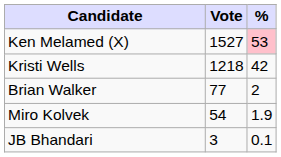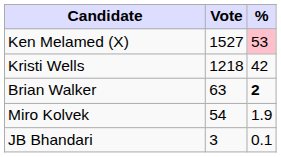(218, 90) 77 -> (218, 90) 63
(255, 90) normal -> (255, 90) bold
